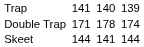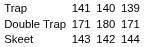(106, 24) 178 -> (106, 24) 180
(130, 24) 174 -> (130, 24) 171
(81, 39) 144 -> (81, 39) 143
(106, 39) 141 -> (106, 39) 142
